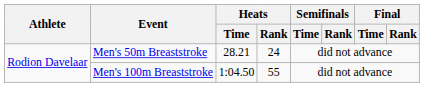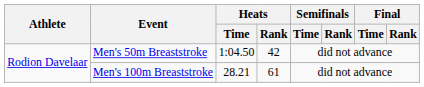(237, 53) 28.21 -> (237, 53) 1:04.50
(274, 53) 24 -> (274, 53) 42
(237, 73) 1:04.50 -> (237, 73) 28.21
(274, 73) 55 -> (274, 73) 61
